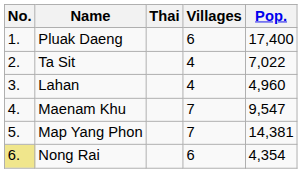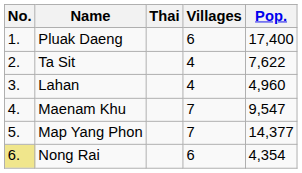(267, 62) 7,022 -> (267, 62) 7,622
(271, 132) 14,381 -> (271, 132) 14,377
